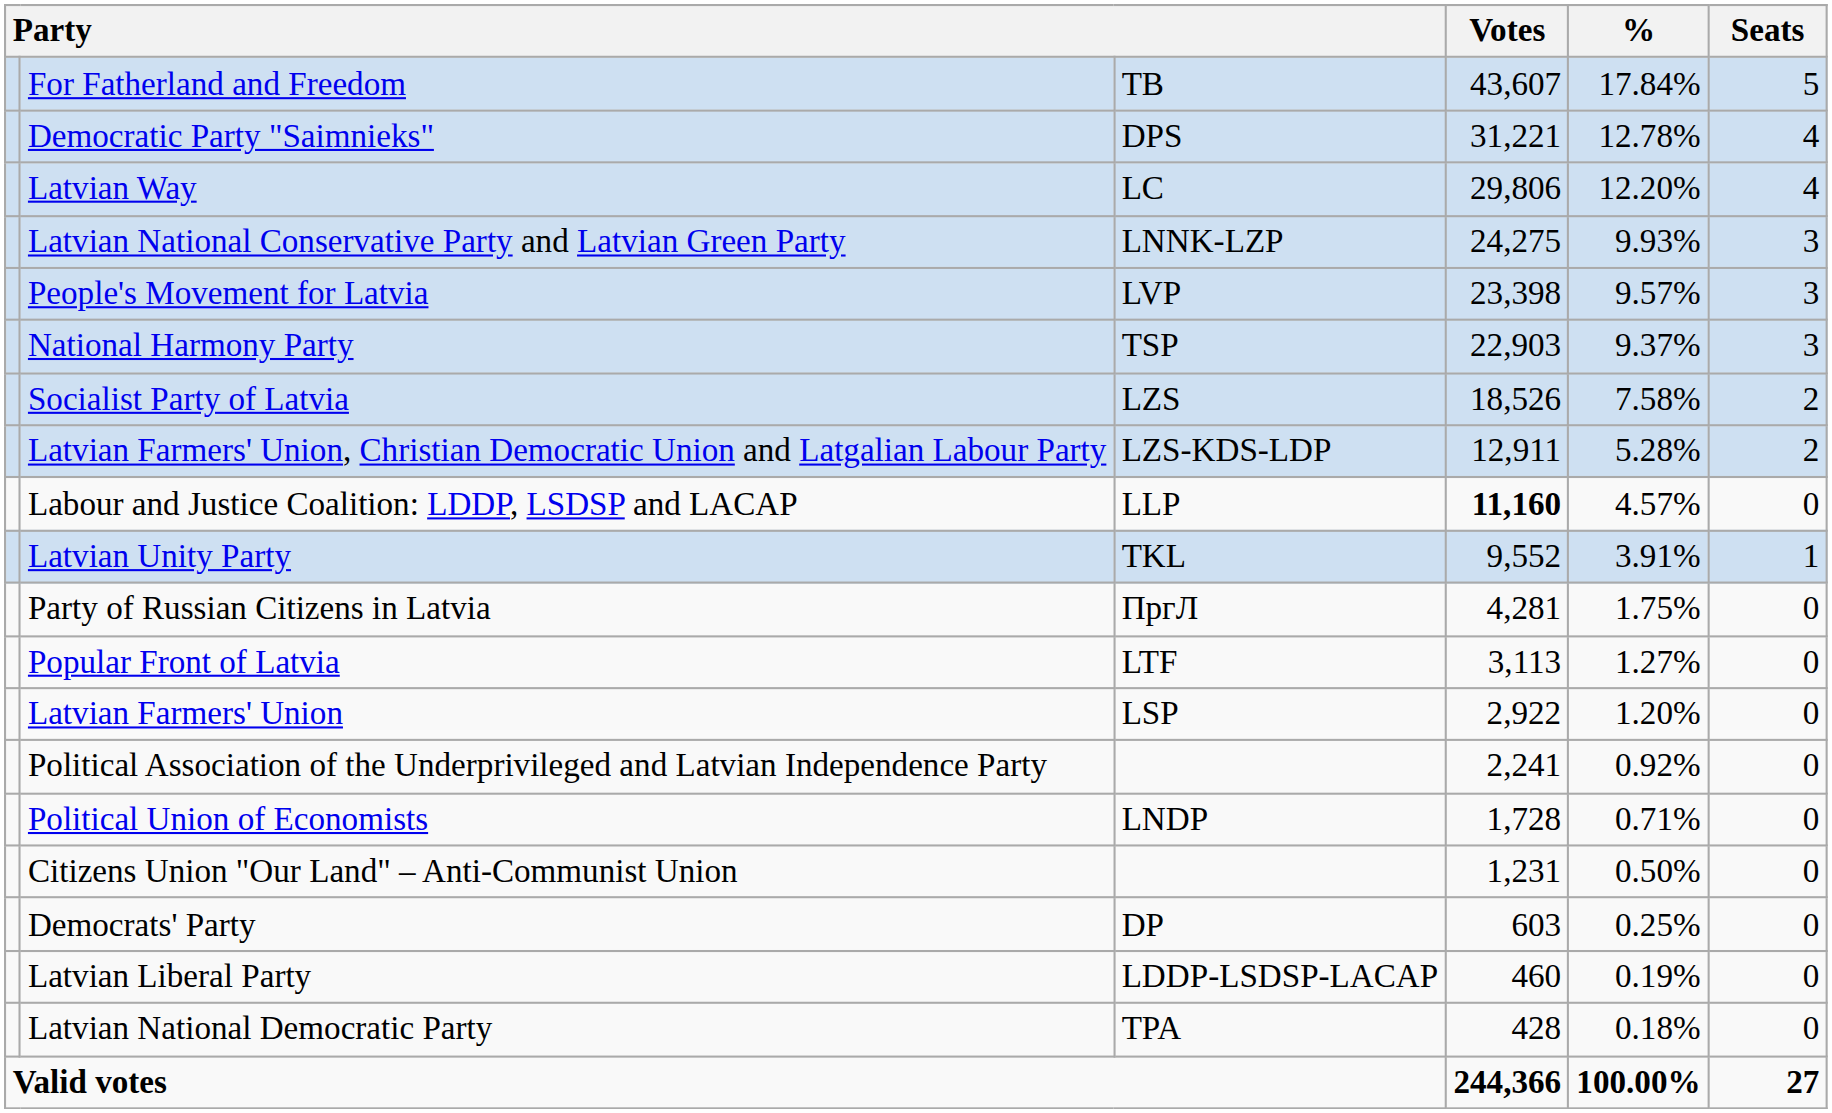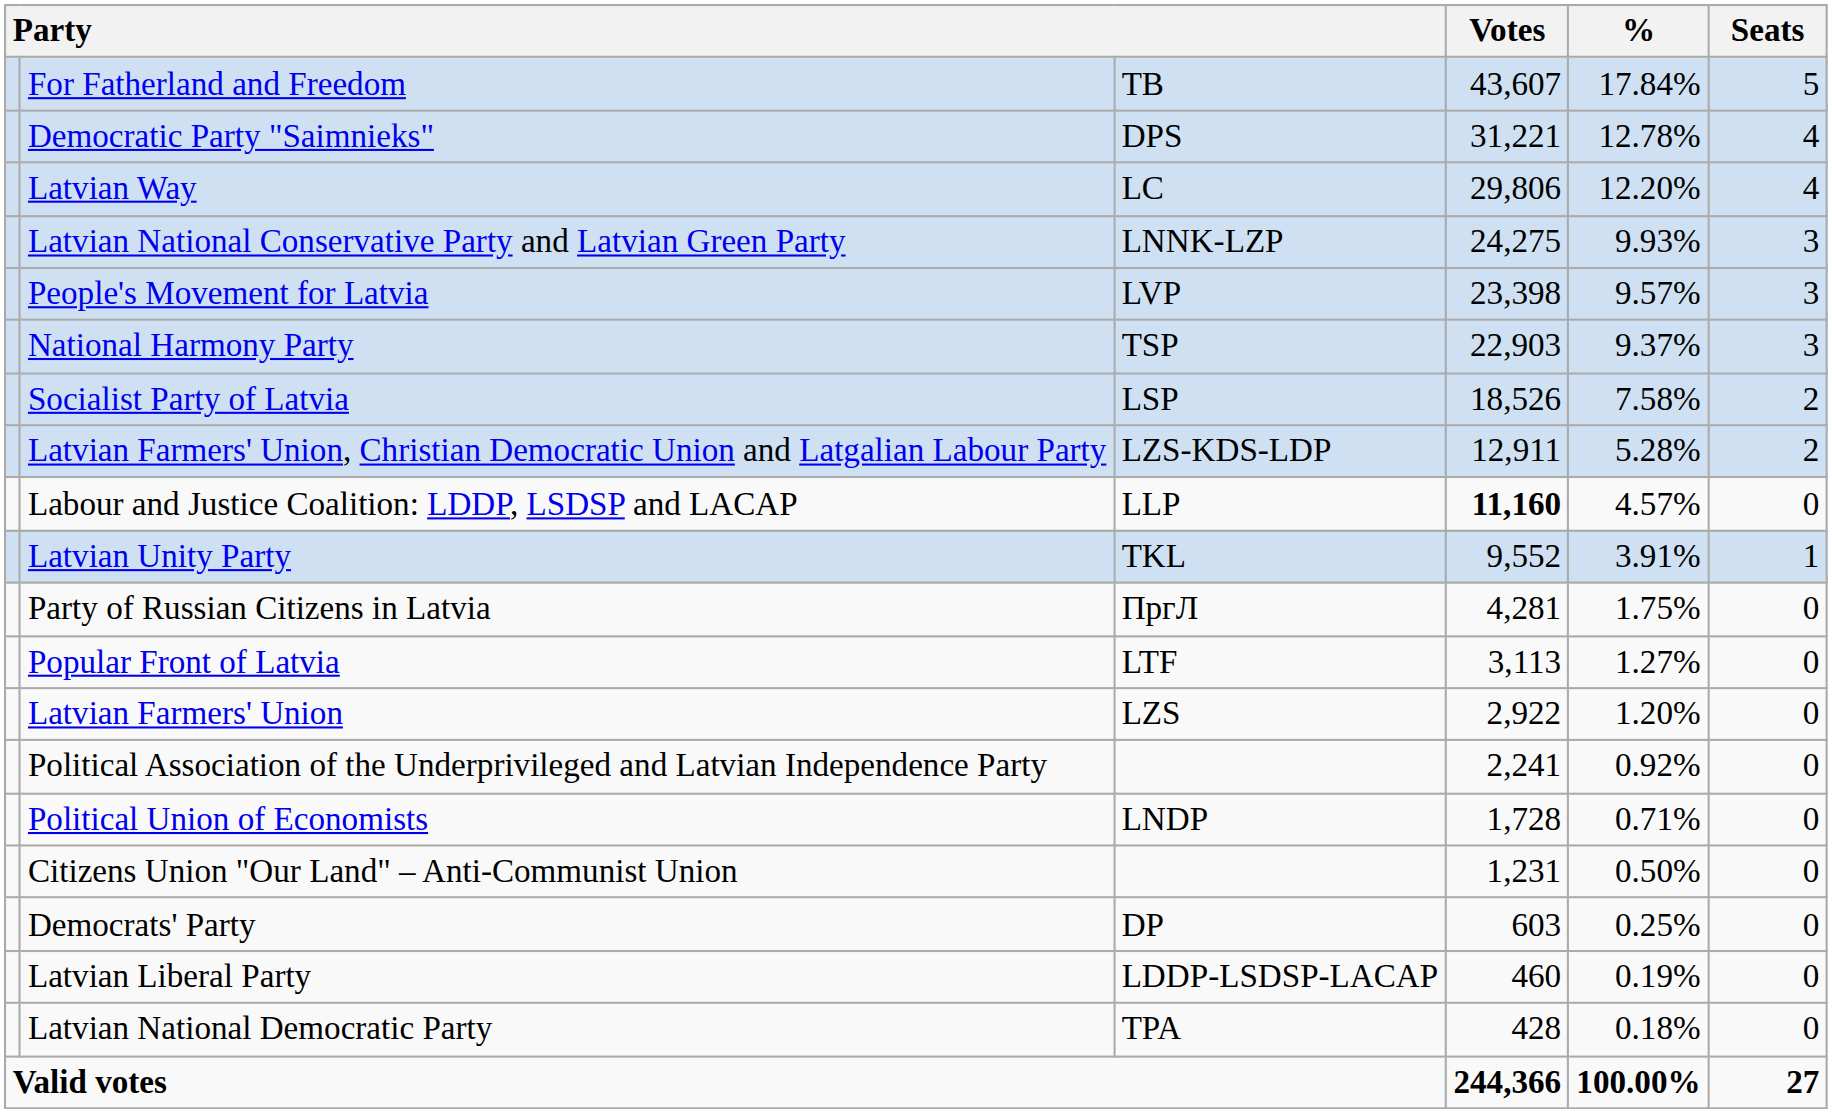(1151, 398) LZS -> (1150, 398) LSP
(1150, 713) LSP -> (1151, 713) LZS
